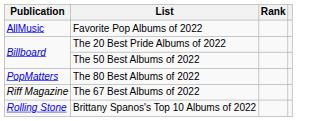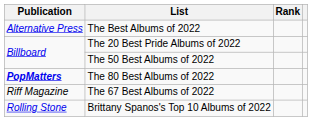- row: (138, 28)
+ row: (144, 28)
(32, 76) normal -> (34, 76) bold
